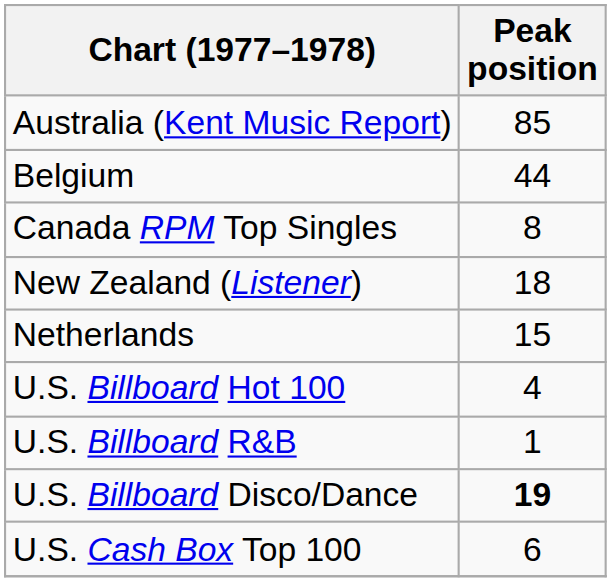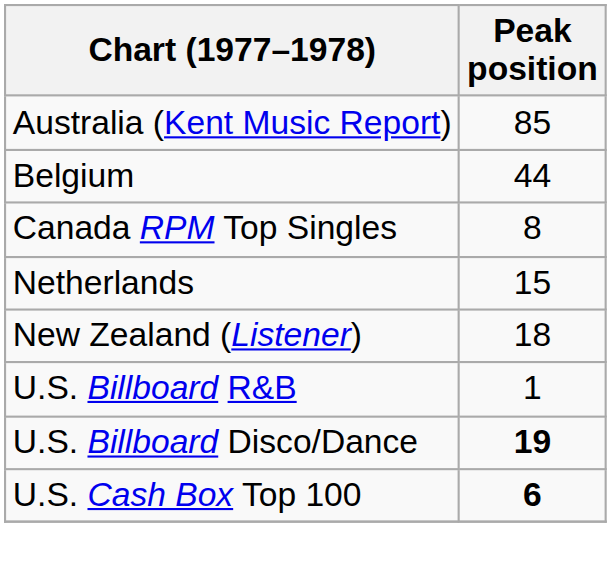rows swapped: (103, 335) <-> (187, 282)
- row: (179, 388)
(532, 548) normal -> (532, 495) bold
